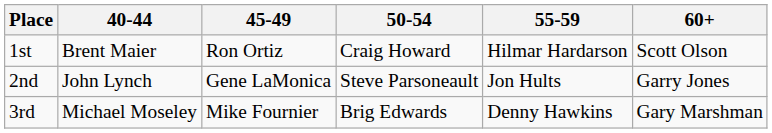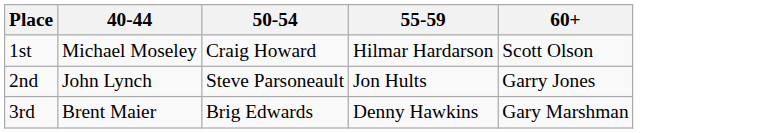- column: (269, 19)
(109, 50) Brent Maier -> (130, 50) Michael Moseley
(130, 111) Michael Moseley -> (109, 111) Brent Maier
